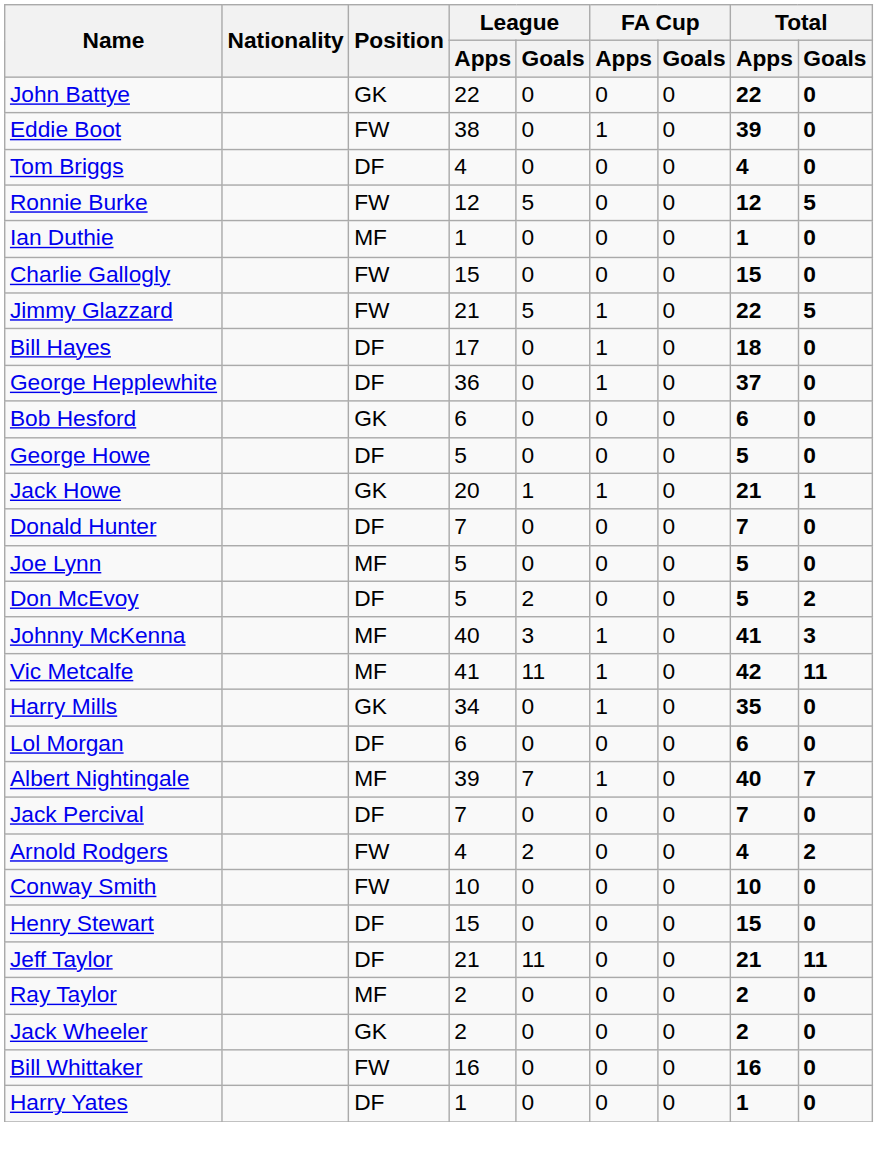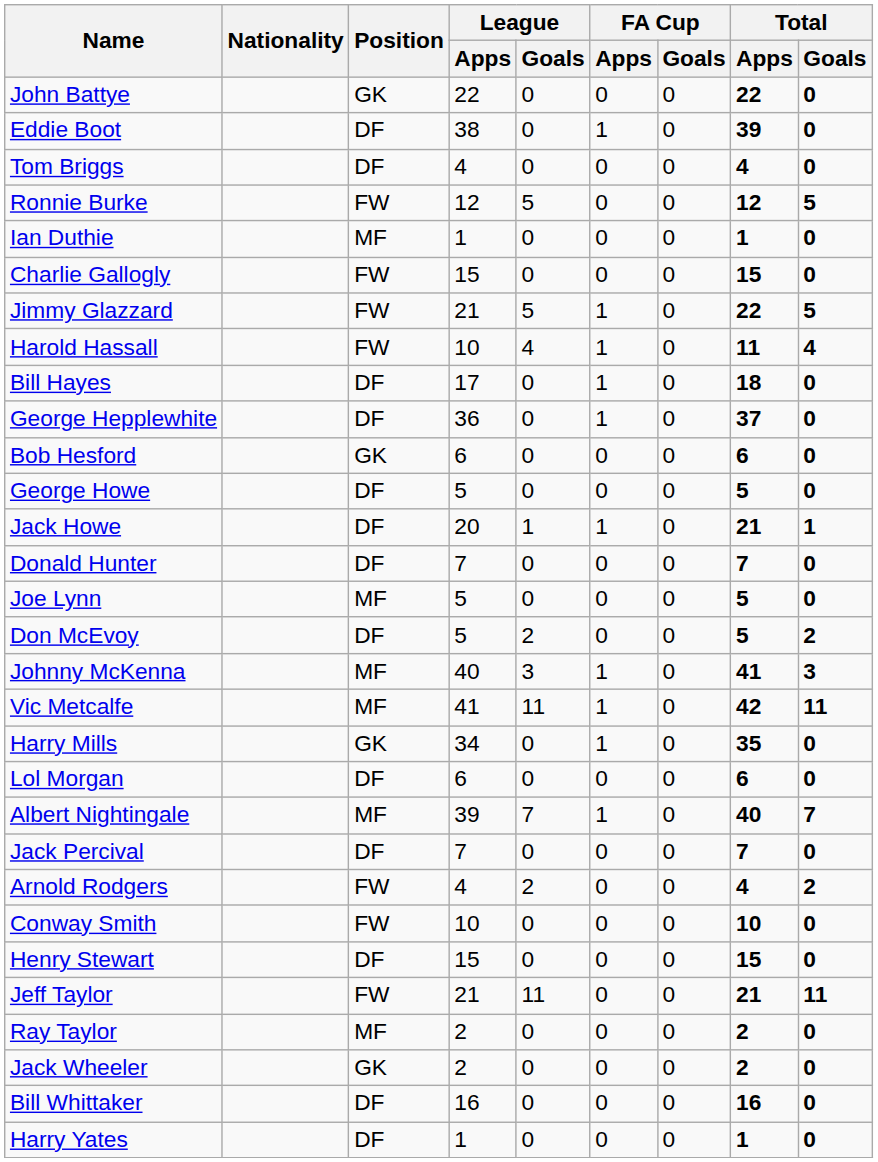(372, 130) FW -> (369, 130) DF
+ row: (84, 346)
(371, 490) GK -> (369, 526) DF
(369, 959) DF -> (372, 995) FW
(372, 1067) FW -> (369, 1103) DF
